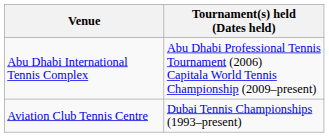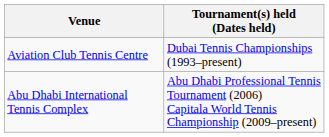rows swapped: (78, 115) <-> (67, 68)
